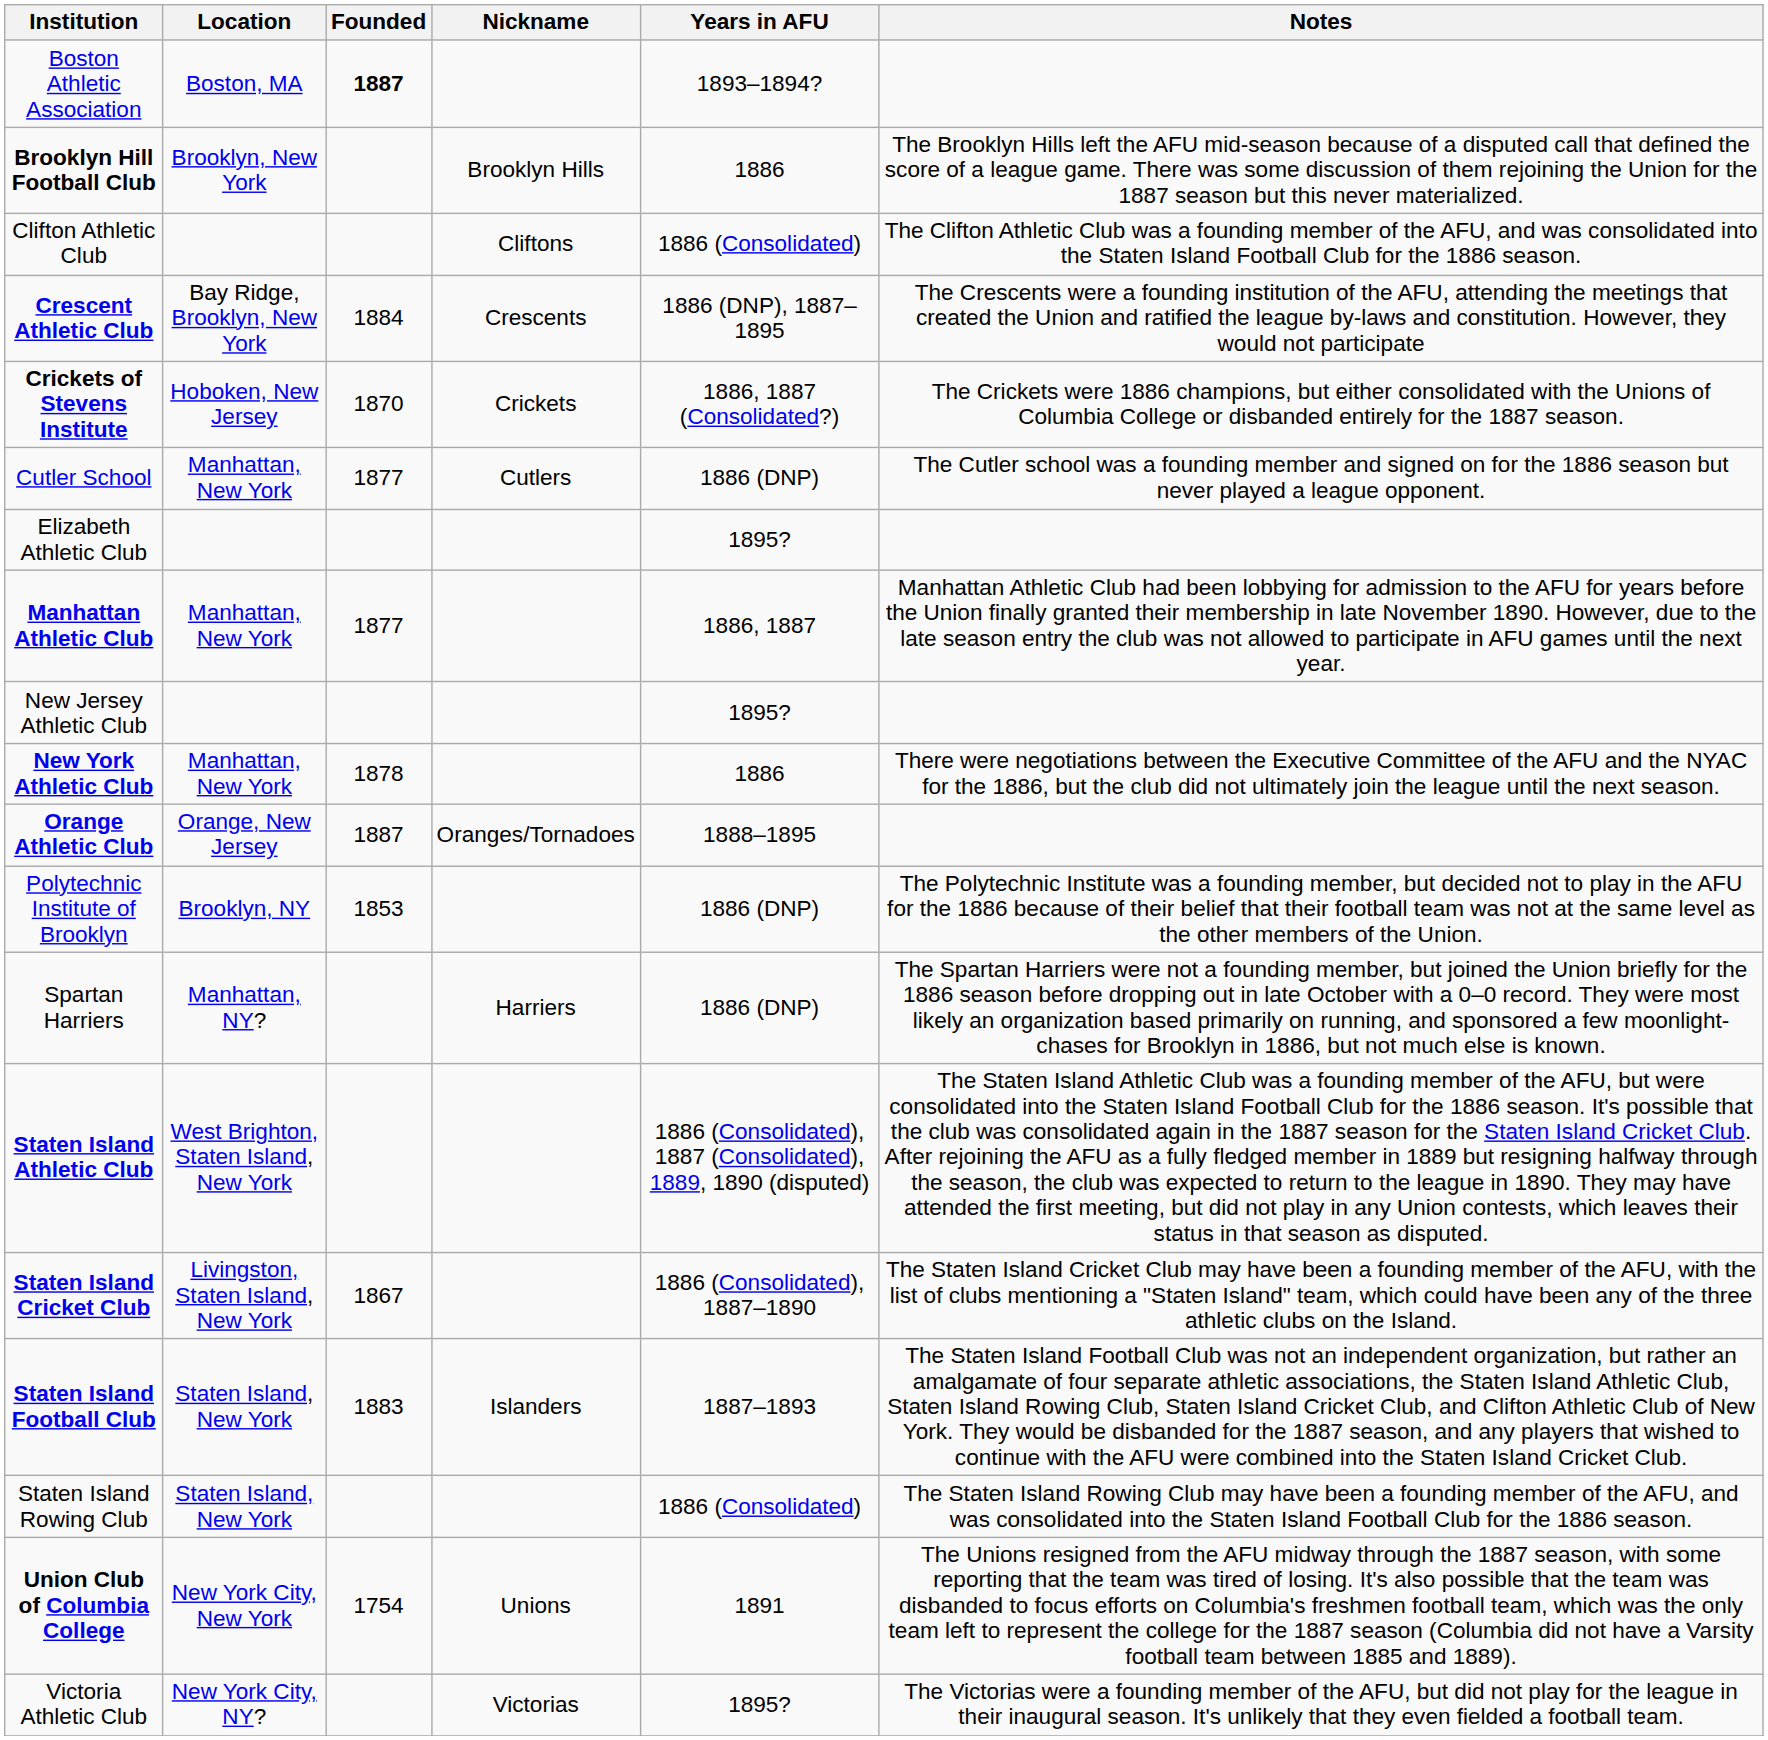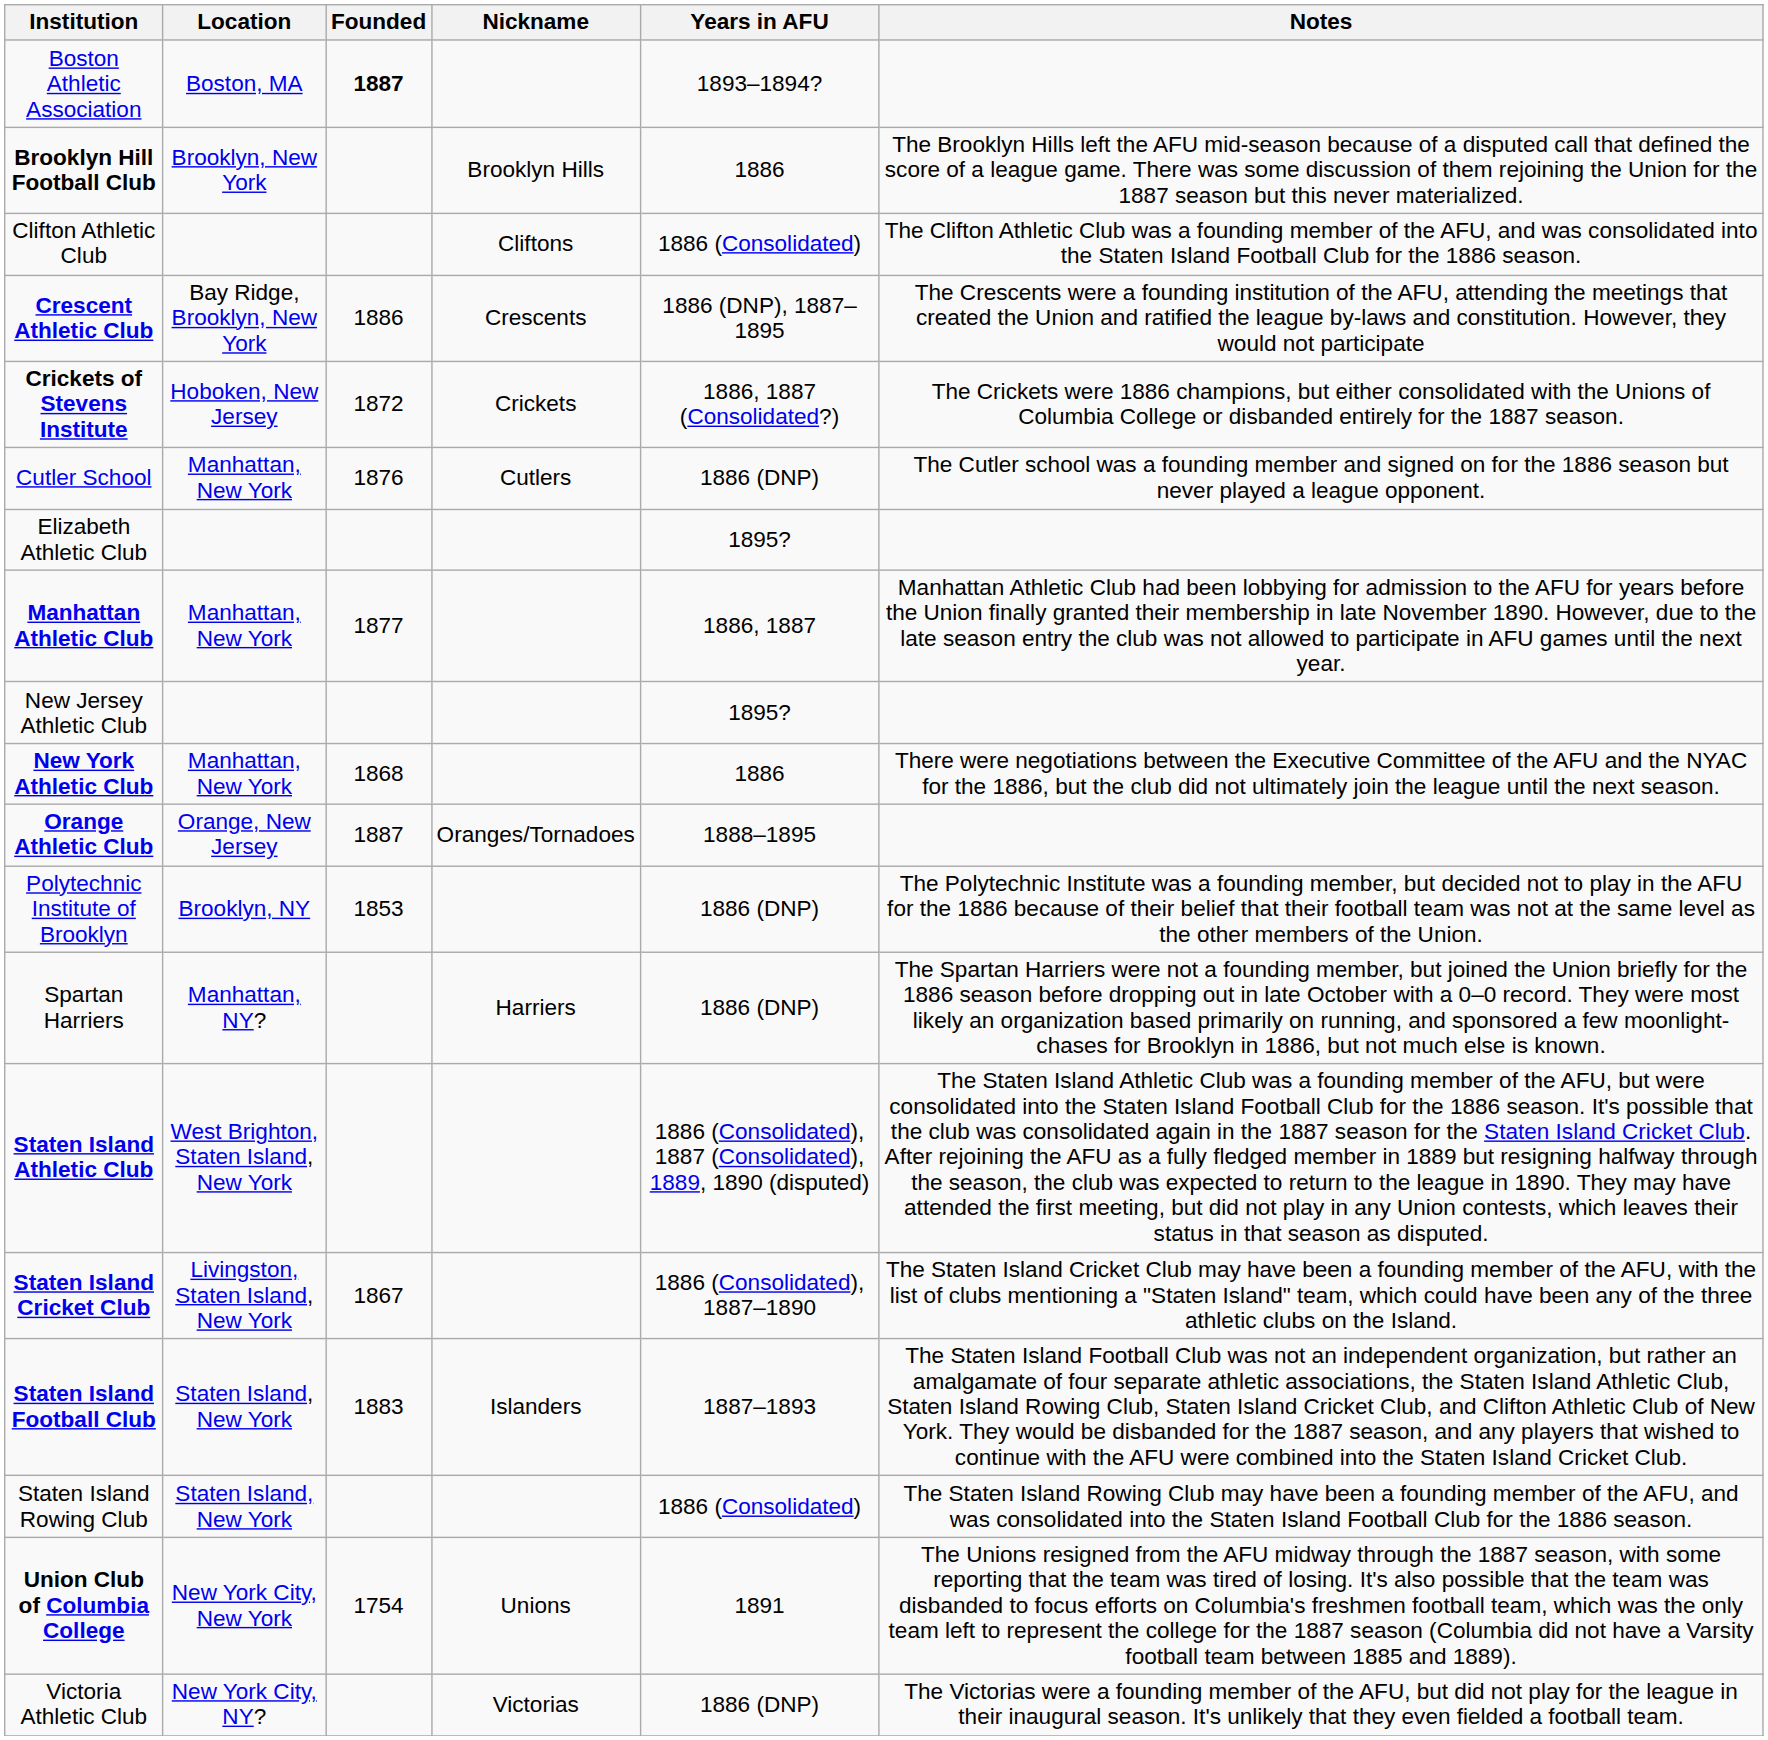(379, 317) 1884 -> (379, 317) 1886
(379, 404) 1870 -> (379, 404) 1872
(379, 478) 1877 -> (379, 478) 1876
(379, 773) 1878 -> (379, 773) 1868
(760, 1704) 1895? -> (760, 1704) 1886 (DNP)
